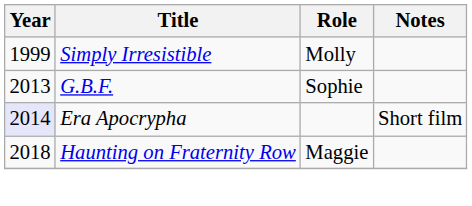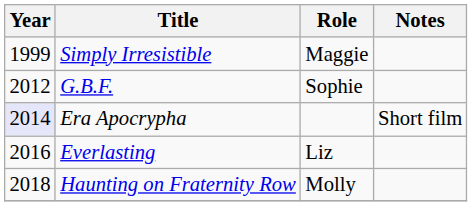(331, 53) Molly -> (337, 53) Maggie
(30, 86) 2013 -> (30, 86) 2012
+ row: (108, 151)
(337, 151) Maggie -> (331, 184) Molly
